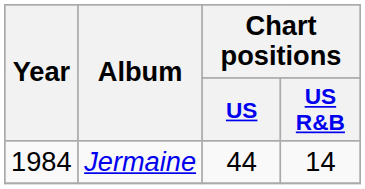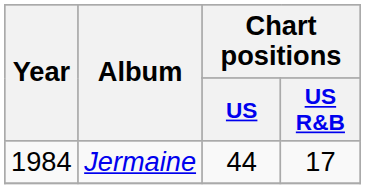(320, 161) 14 -> (320, 161) 17
